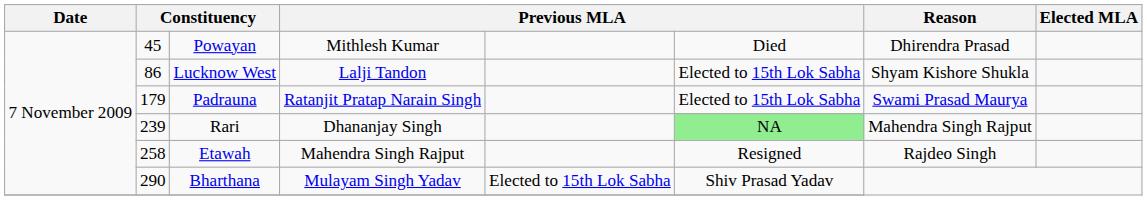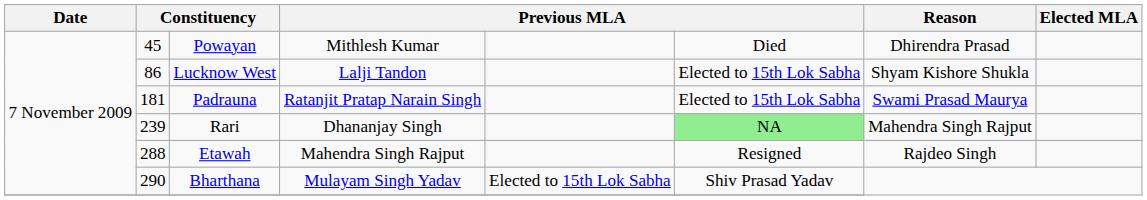(153, 99) 179 -> (153, 99) 181
(153, 153) 258 -> (153, 153) 288
